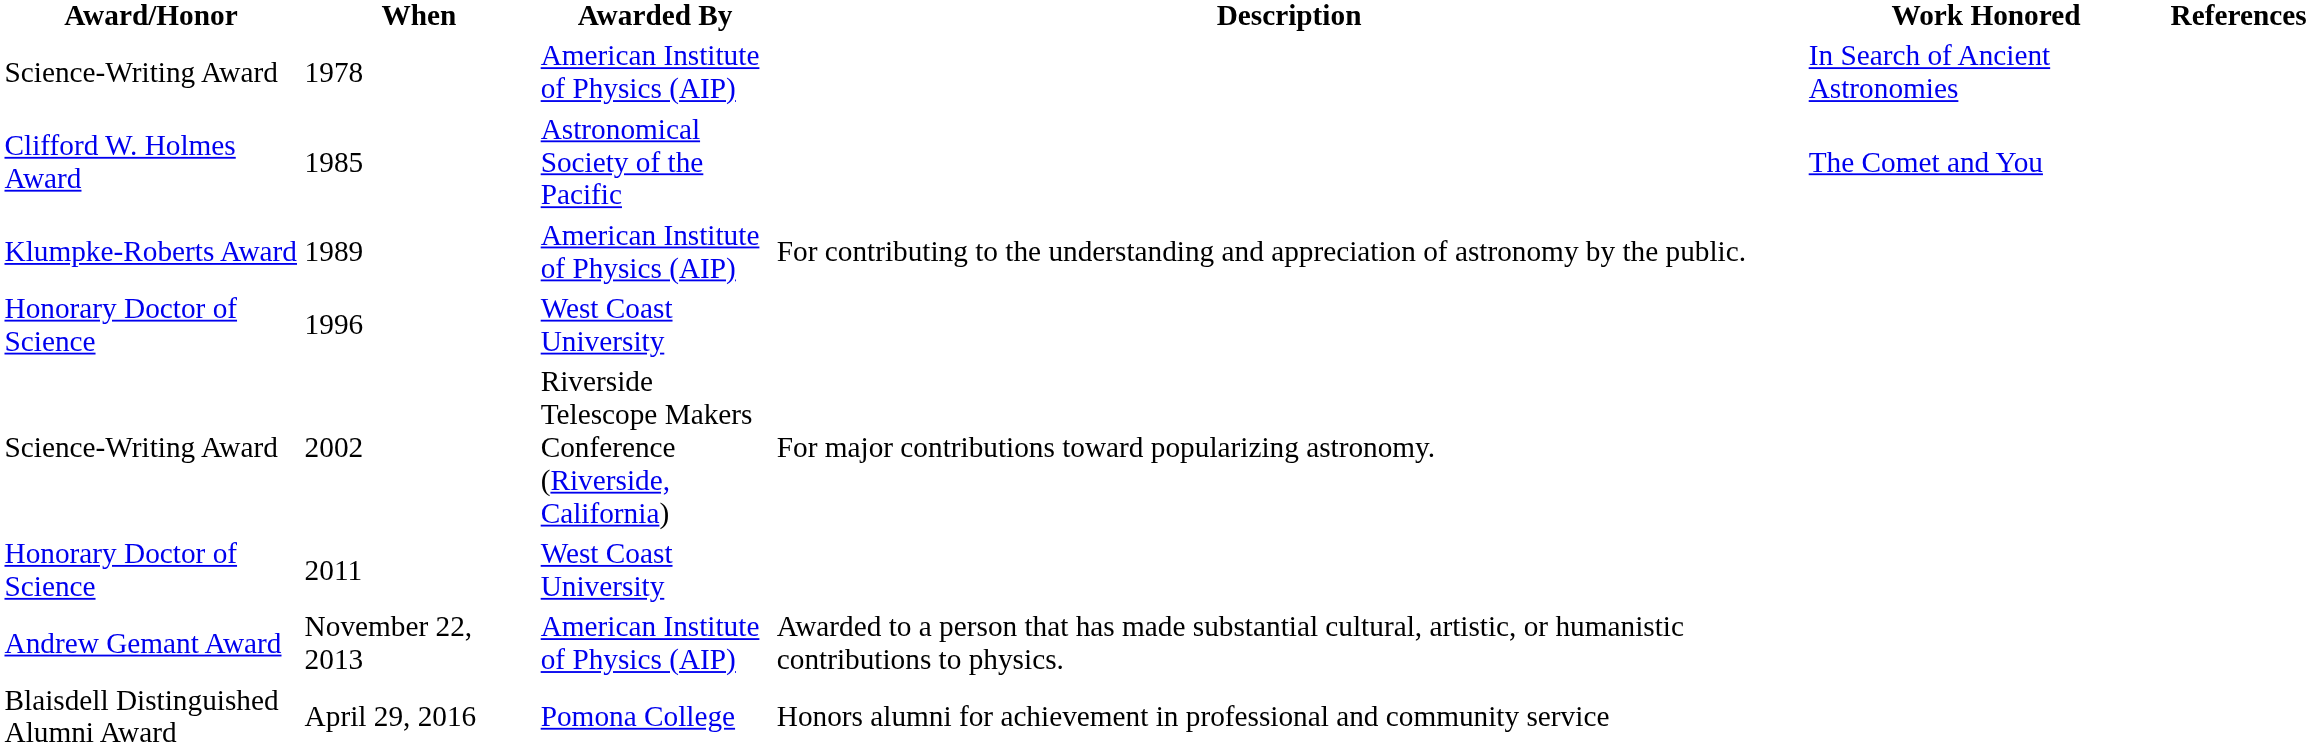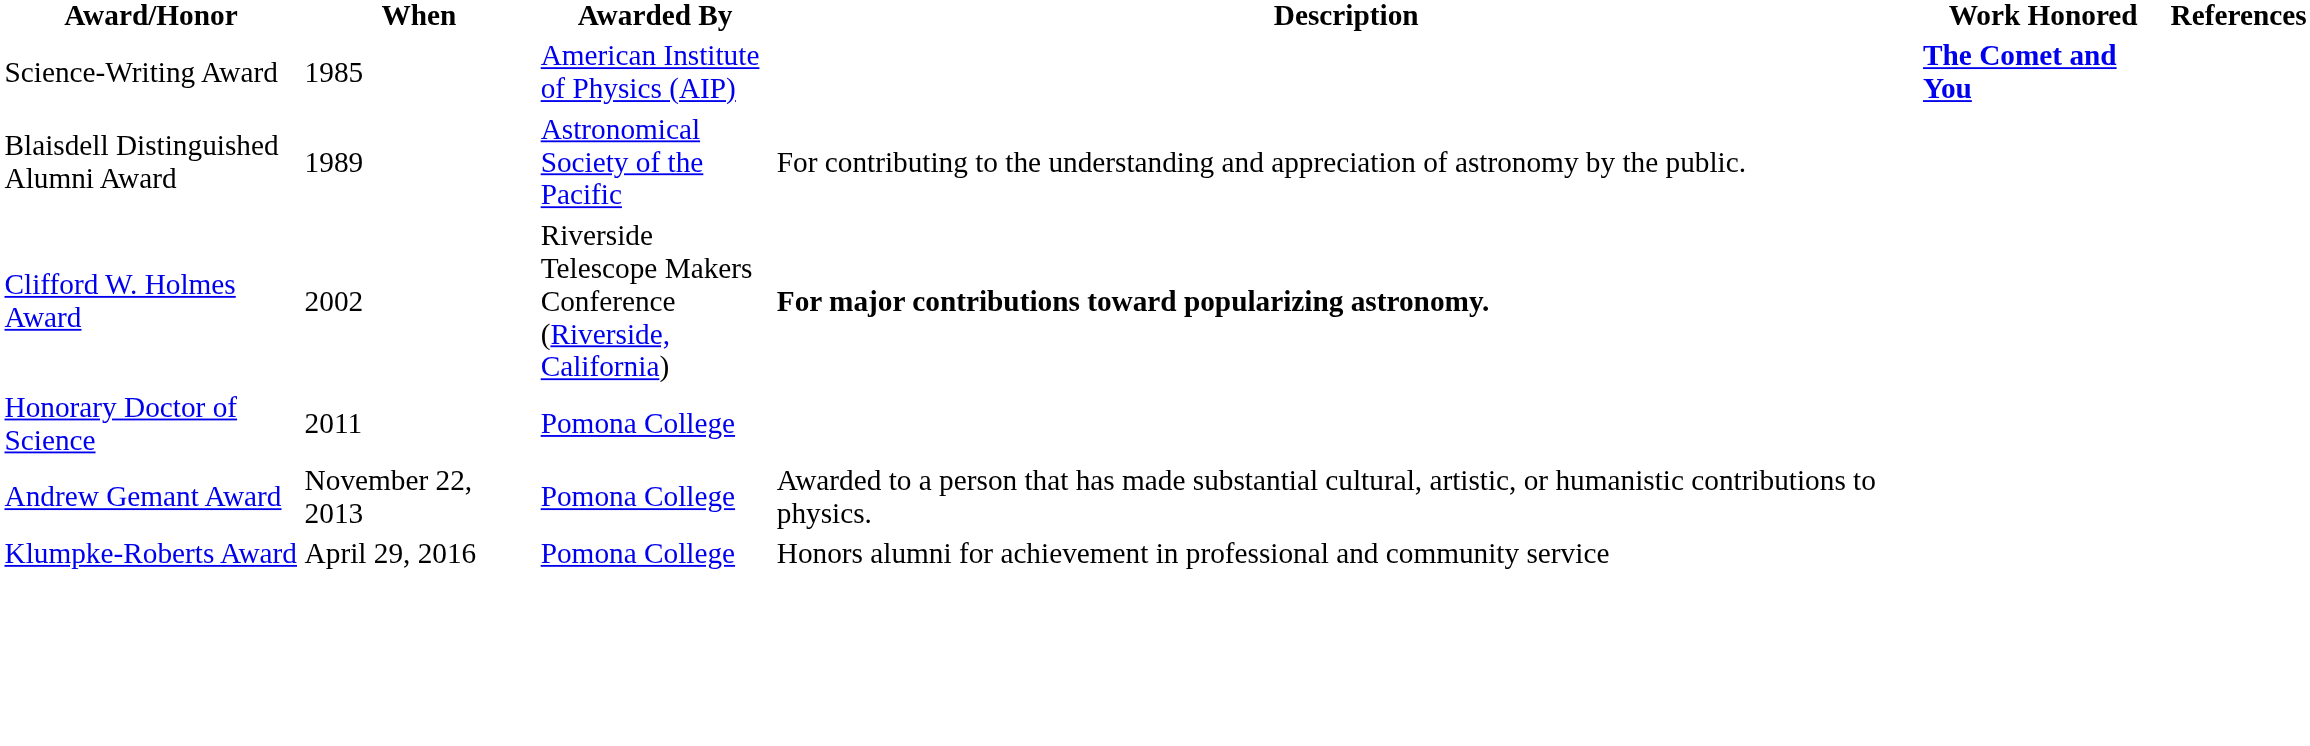- row: (334, 72)
(120, 161) Clifford W. Holmes Award -> (141, 72) Science-Writing Award
(622, 161) Astronomical Society of the Pacific -> (650, 72) American Institute of Physics (AIP)
(1926, 161) normal -> (2020, 72) bold
(151, 251) Klumpke-Roberts Award -> (142, 161) Blaisdell Distinguished Alumni Award
(650, 251) American Institute of Physics (AIP) -> (622, 161) Astronomical Society of the Pacific
- row: (334, 324)
(141, 447) Science-Writing Award -> (120, 301) Clifford W. Holmes Award
(1106, 447) normal -> (1133, 301) bold
(607, 570) West Coast University -> (638, 423) Pomona College
(650, 643) American Institute of Physics (AIP) -> (638, 496) Pomona College
(142, 716) Blaisdell Distinguished Alumni Award -> (151, 553) Klumpke-Roberts Award
